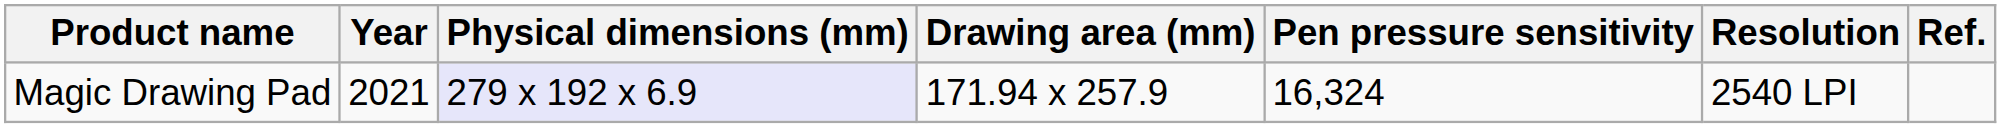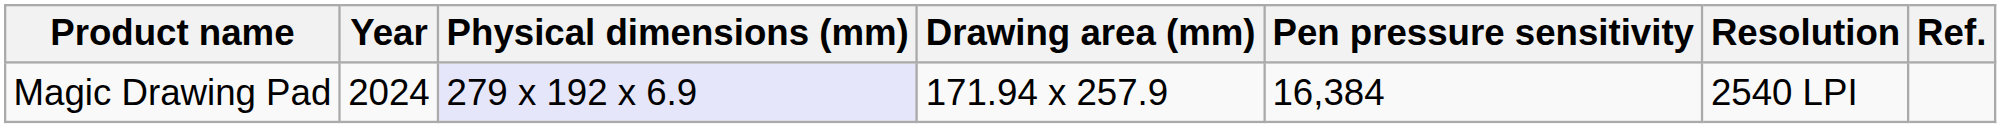(389, 91) 2021 -> (389, 91) 2024
(1328, 91) 16,324 -> (1328, 91) 16,384
